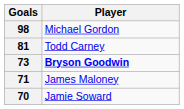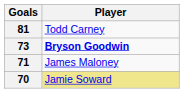- row: (23, 29)
(78, 96) no background -> (78, 79) khaki background
